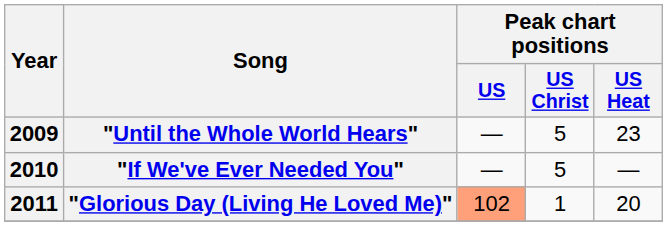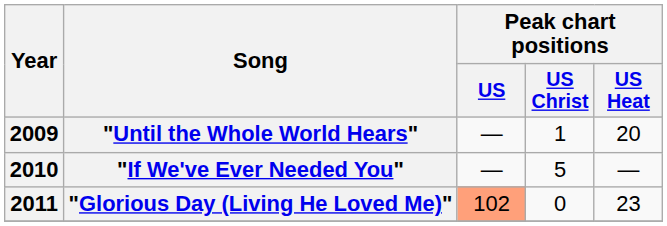(560, 134) 5 -> (560, 134) 1
(628, 134) 23 -> (628, 134) 20
(560, 203) 1 -> (560, 203) 0
(628, 203) 20 -> (628, 203) 23
